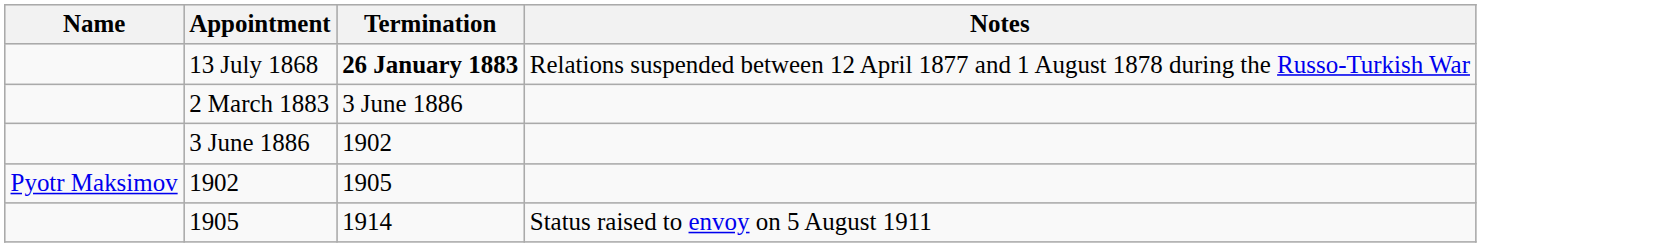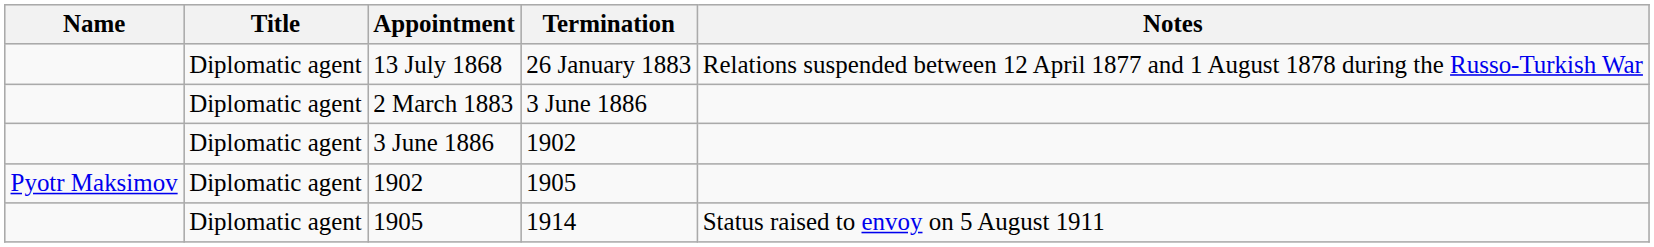+ column: (275, 24)
(430, 63) bold -> (609, 63) normal
